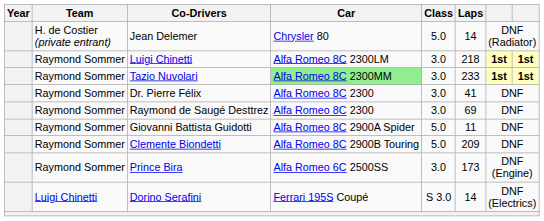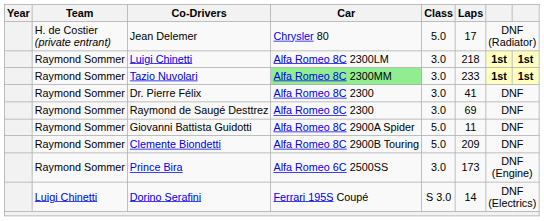(471, 36) 14 -> (471, 36) 17
